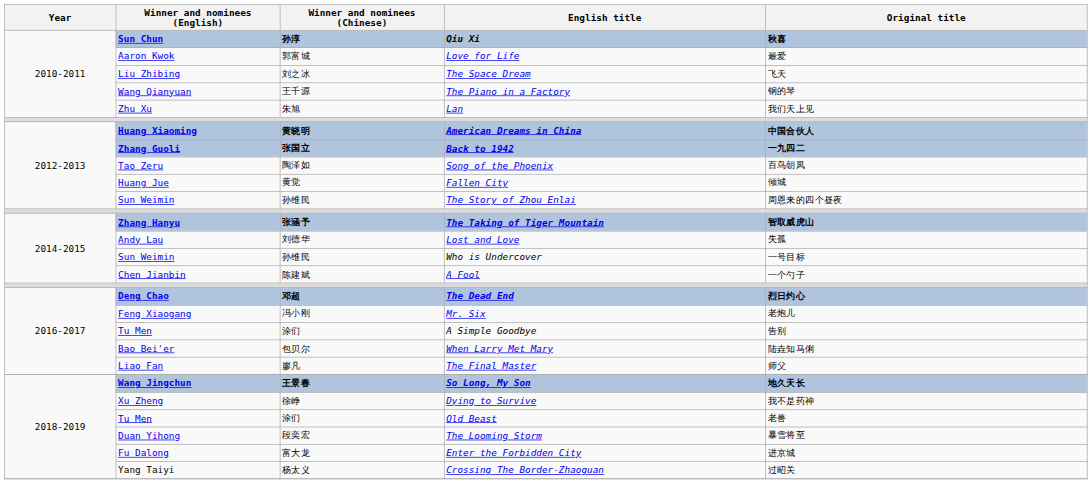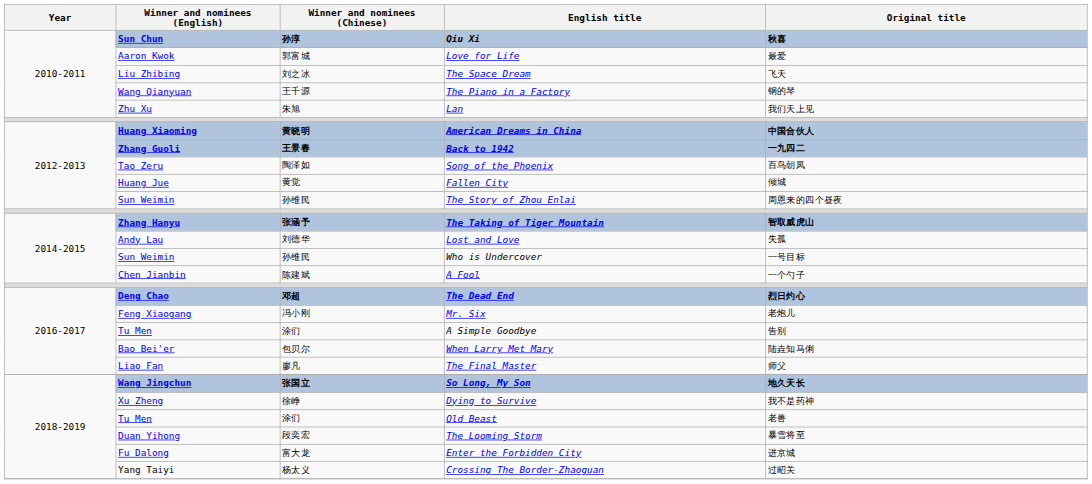(296, 148) 张国立 -> (296, 148) 王景春
(296, 383) 王景春 -> (296, 383) 张国立
